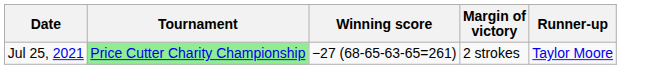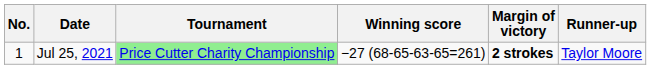+ column: (19, 24)
(491, 53) normal -> (523, 53) bold
